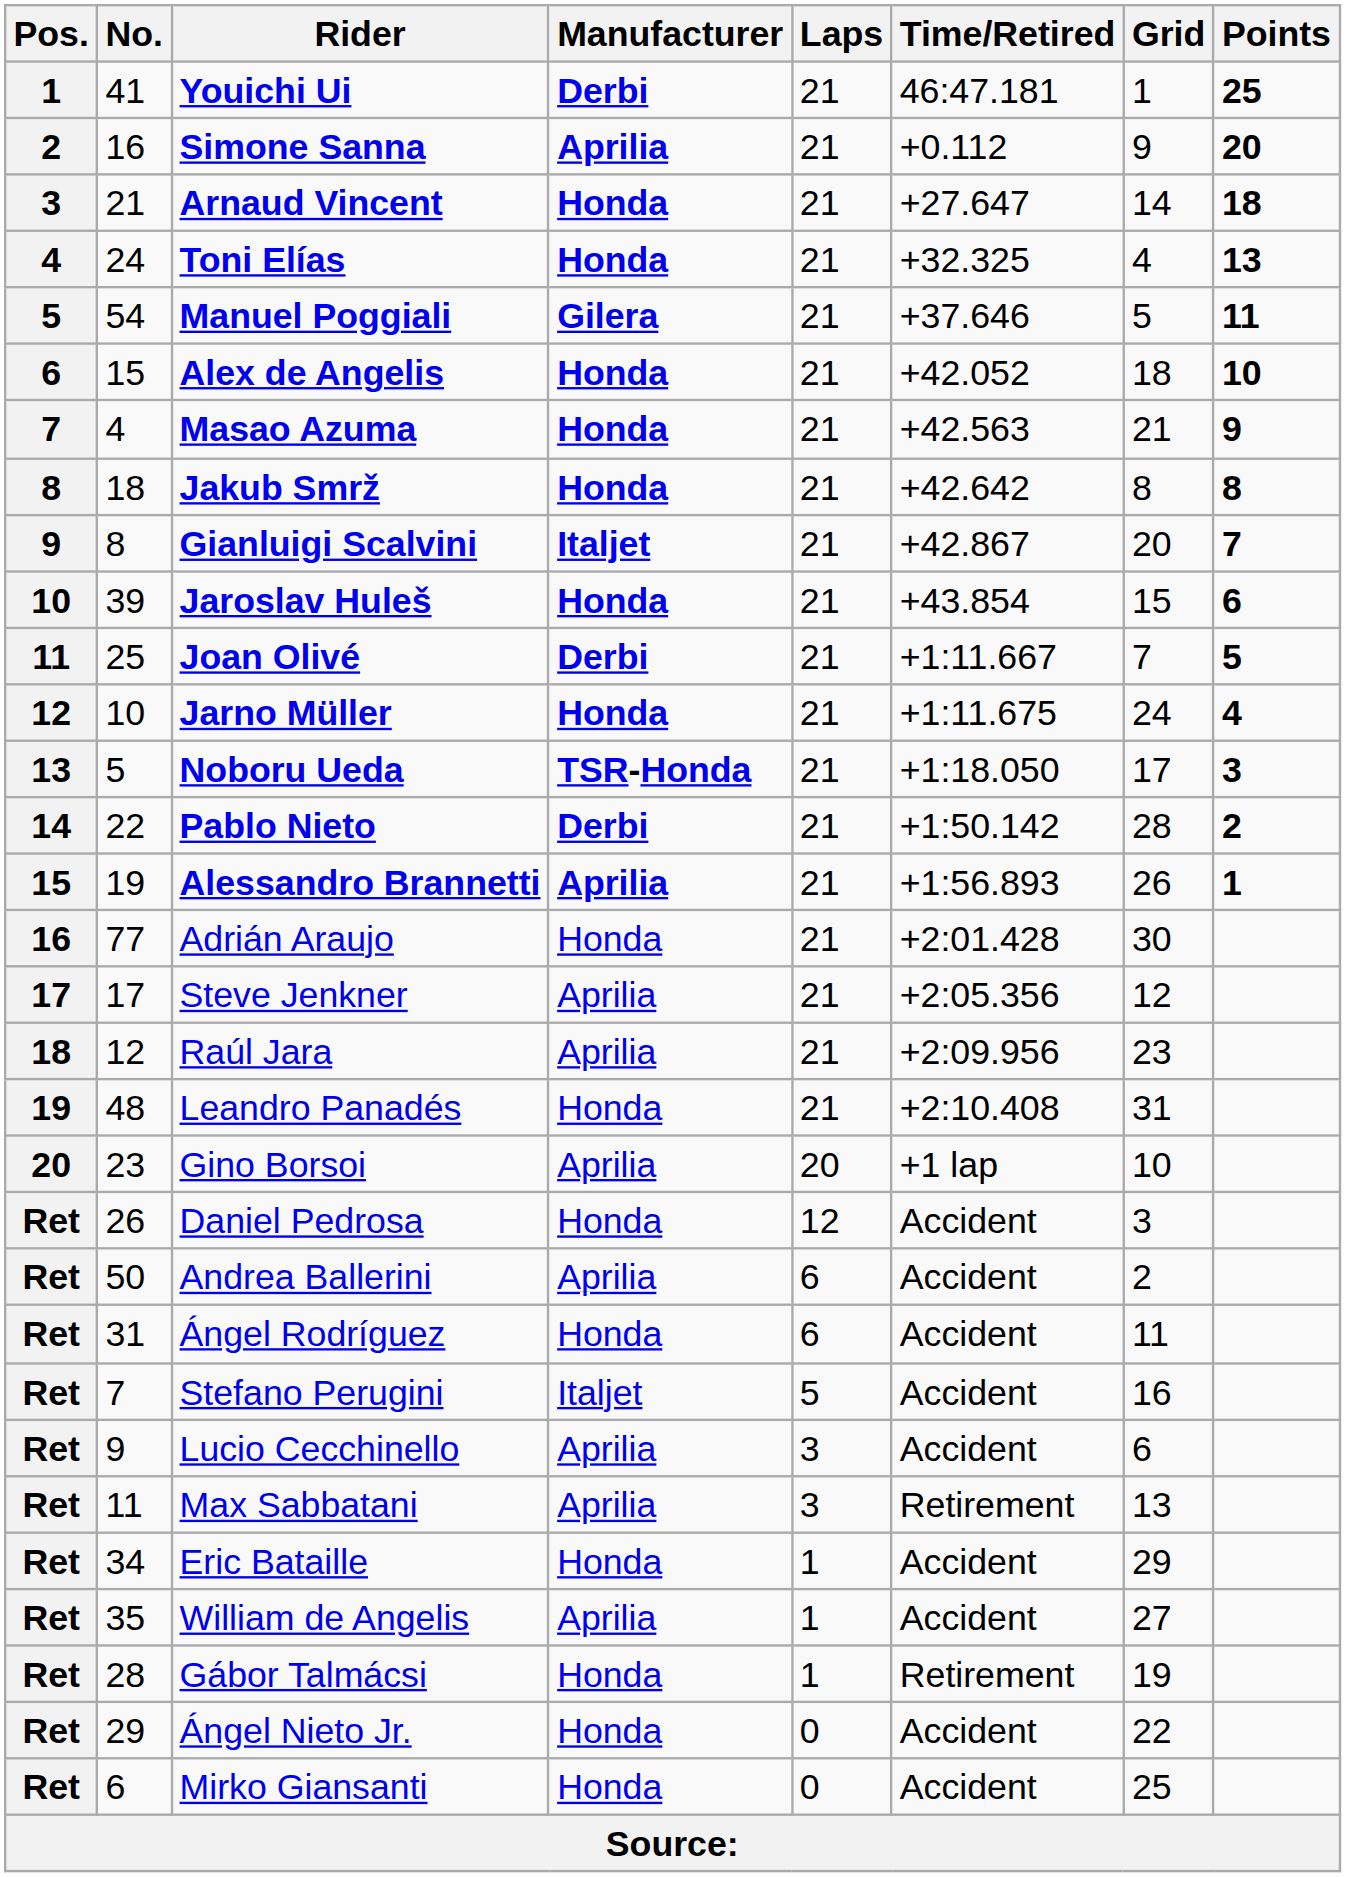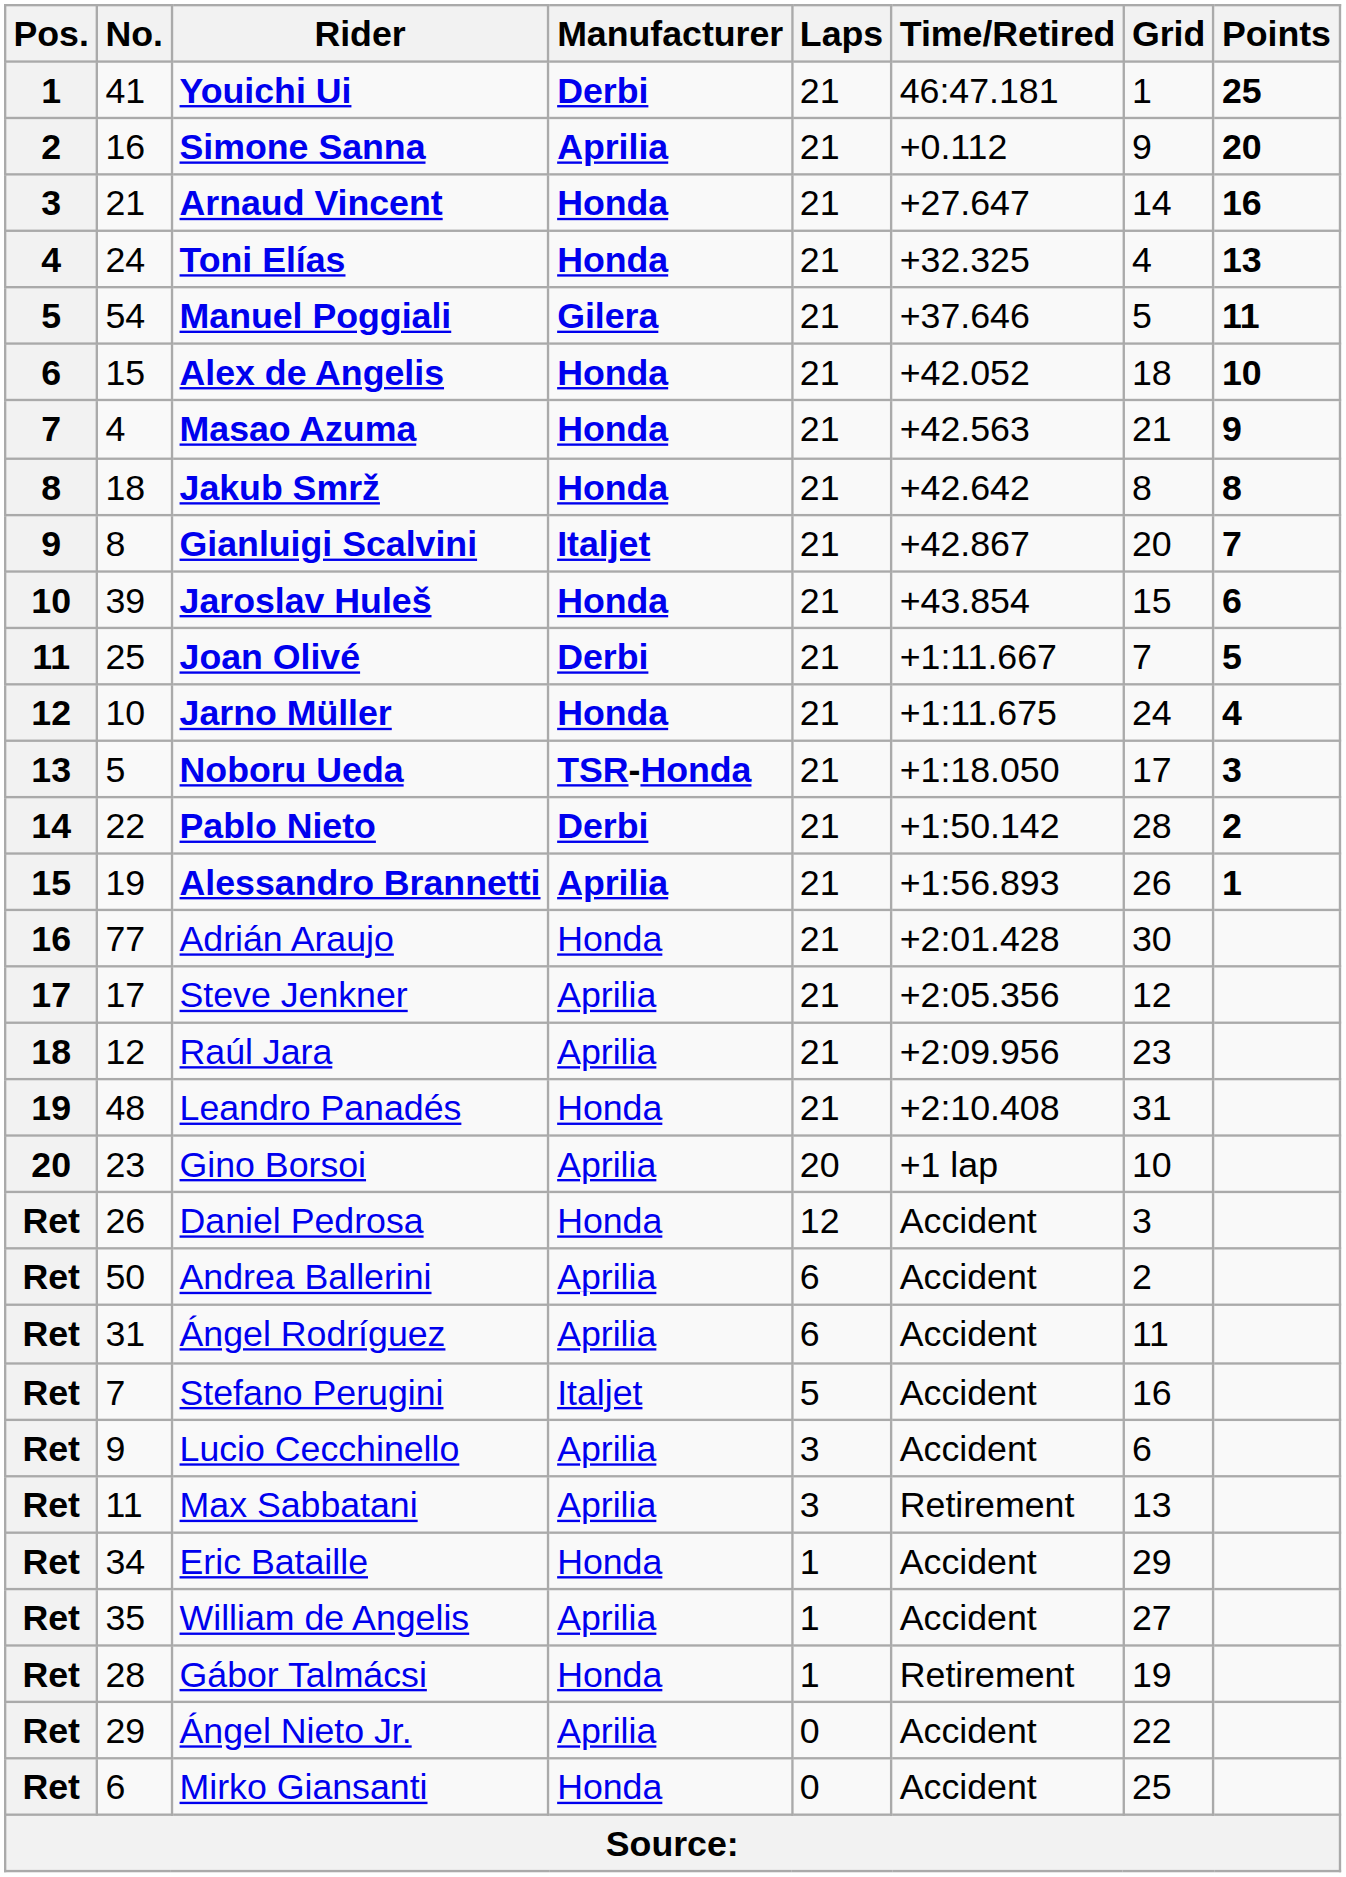(1242, 203) 18 -> (1242, 203) 16
(610, 1334) Honda -> (607, 1334) Aprilia
(610, 1730) Honda -> (607, 1730) Aprilia
